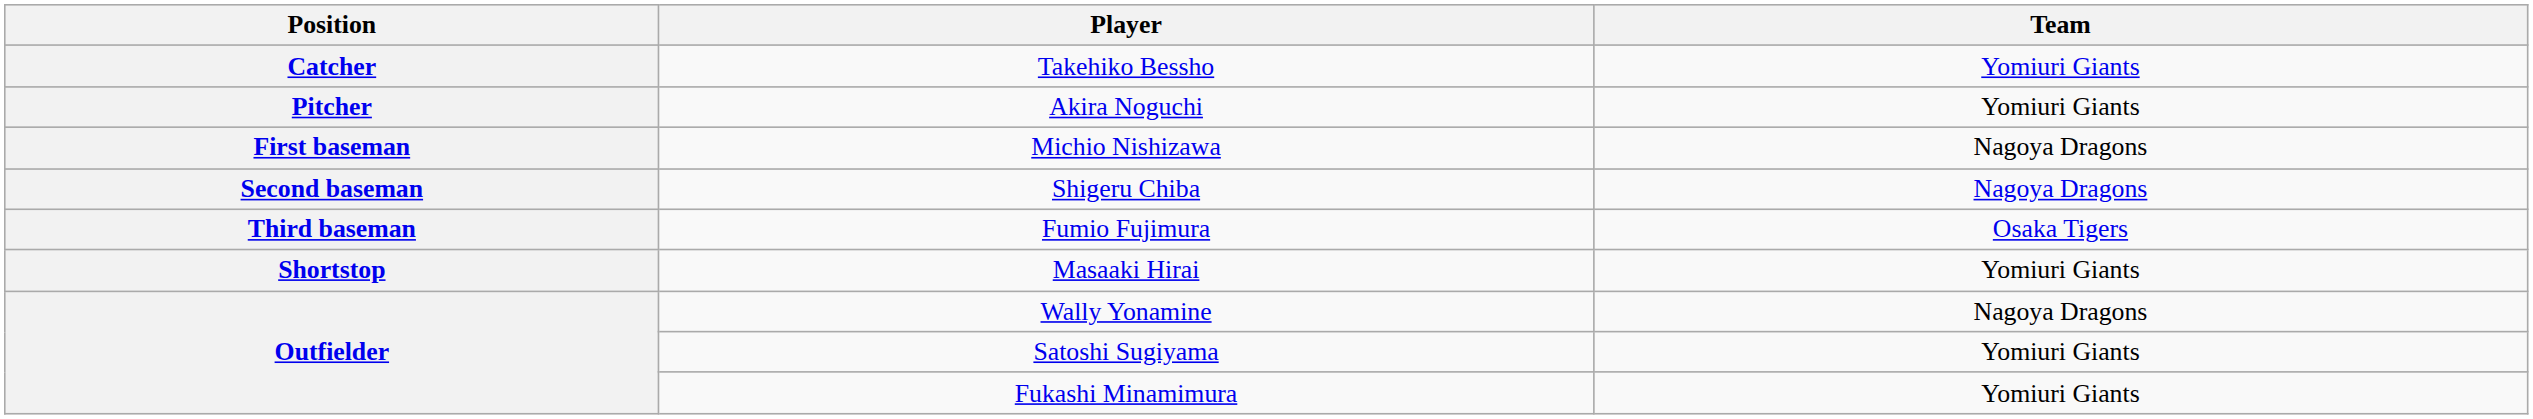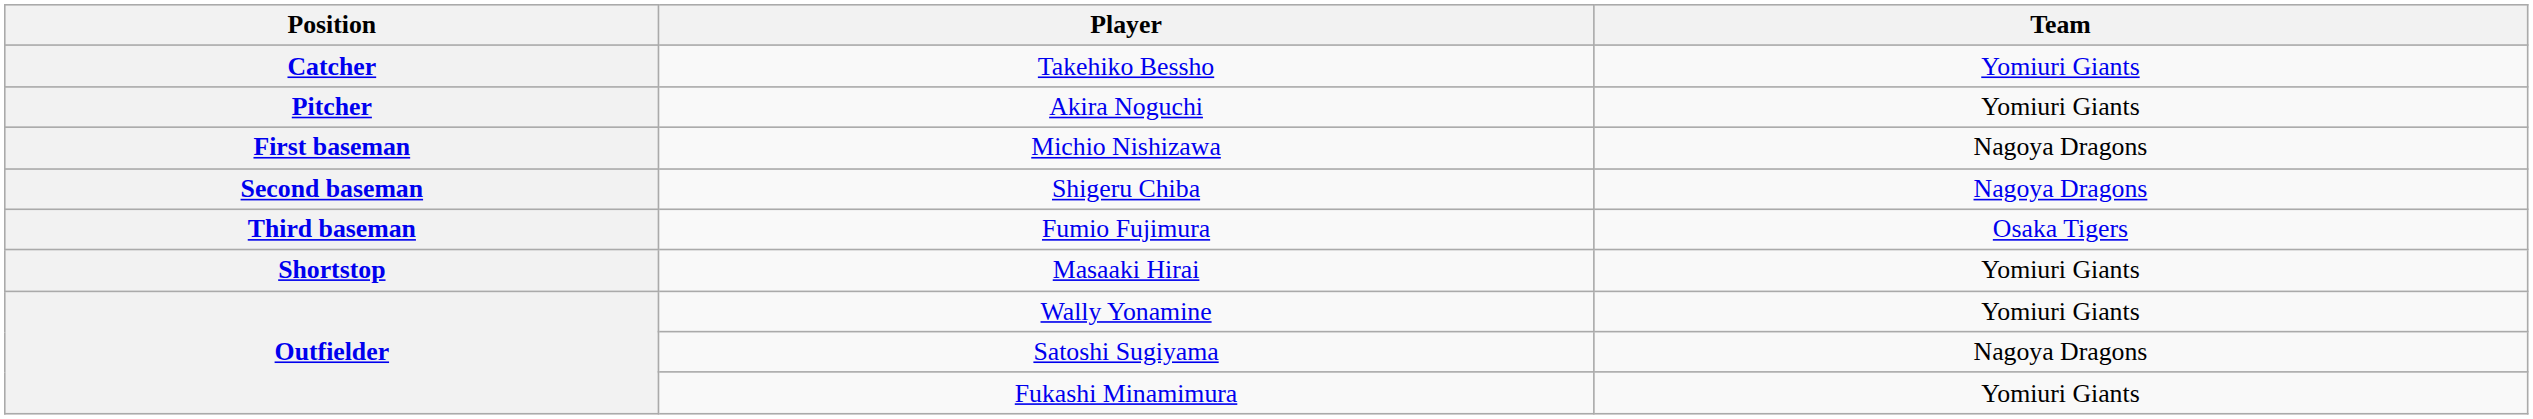(2060, 310) Nagoya Dragons -> (2060, 310) Yomiuri Giants
(2060, 351) Yomiuri Giants -> (2060, 351) Nagoya Dragons
